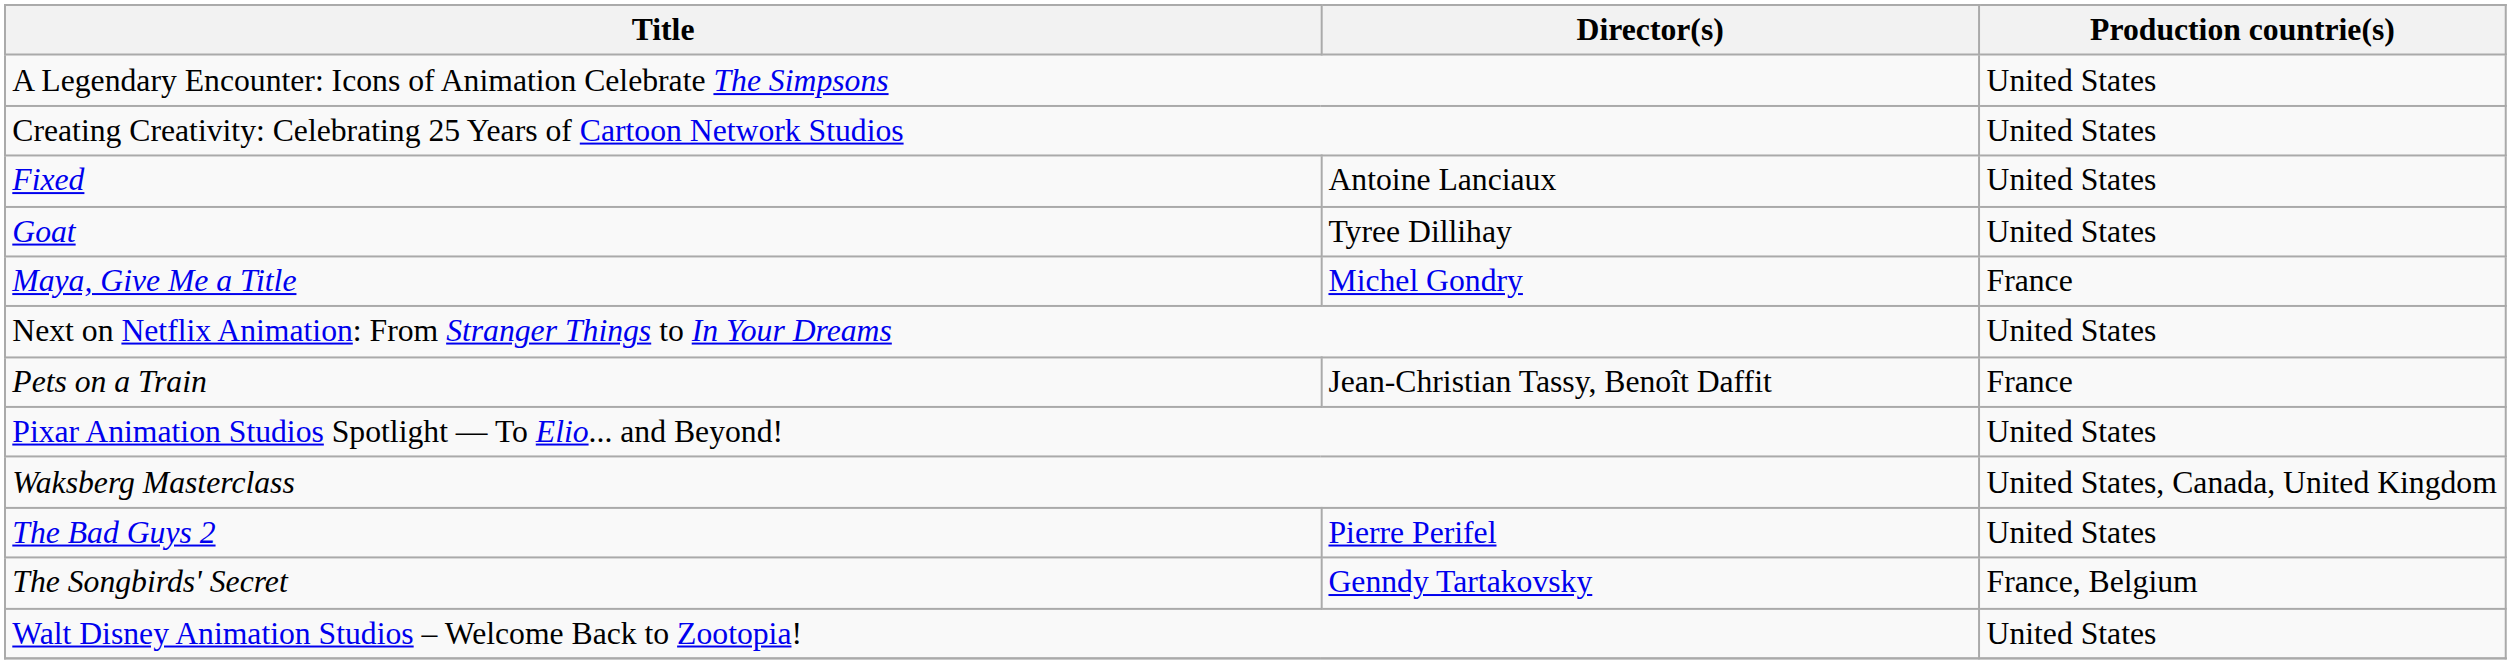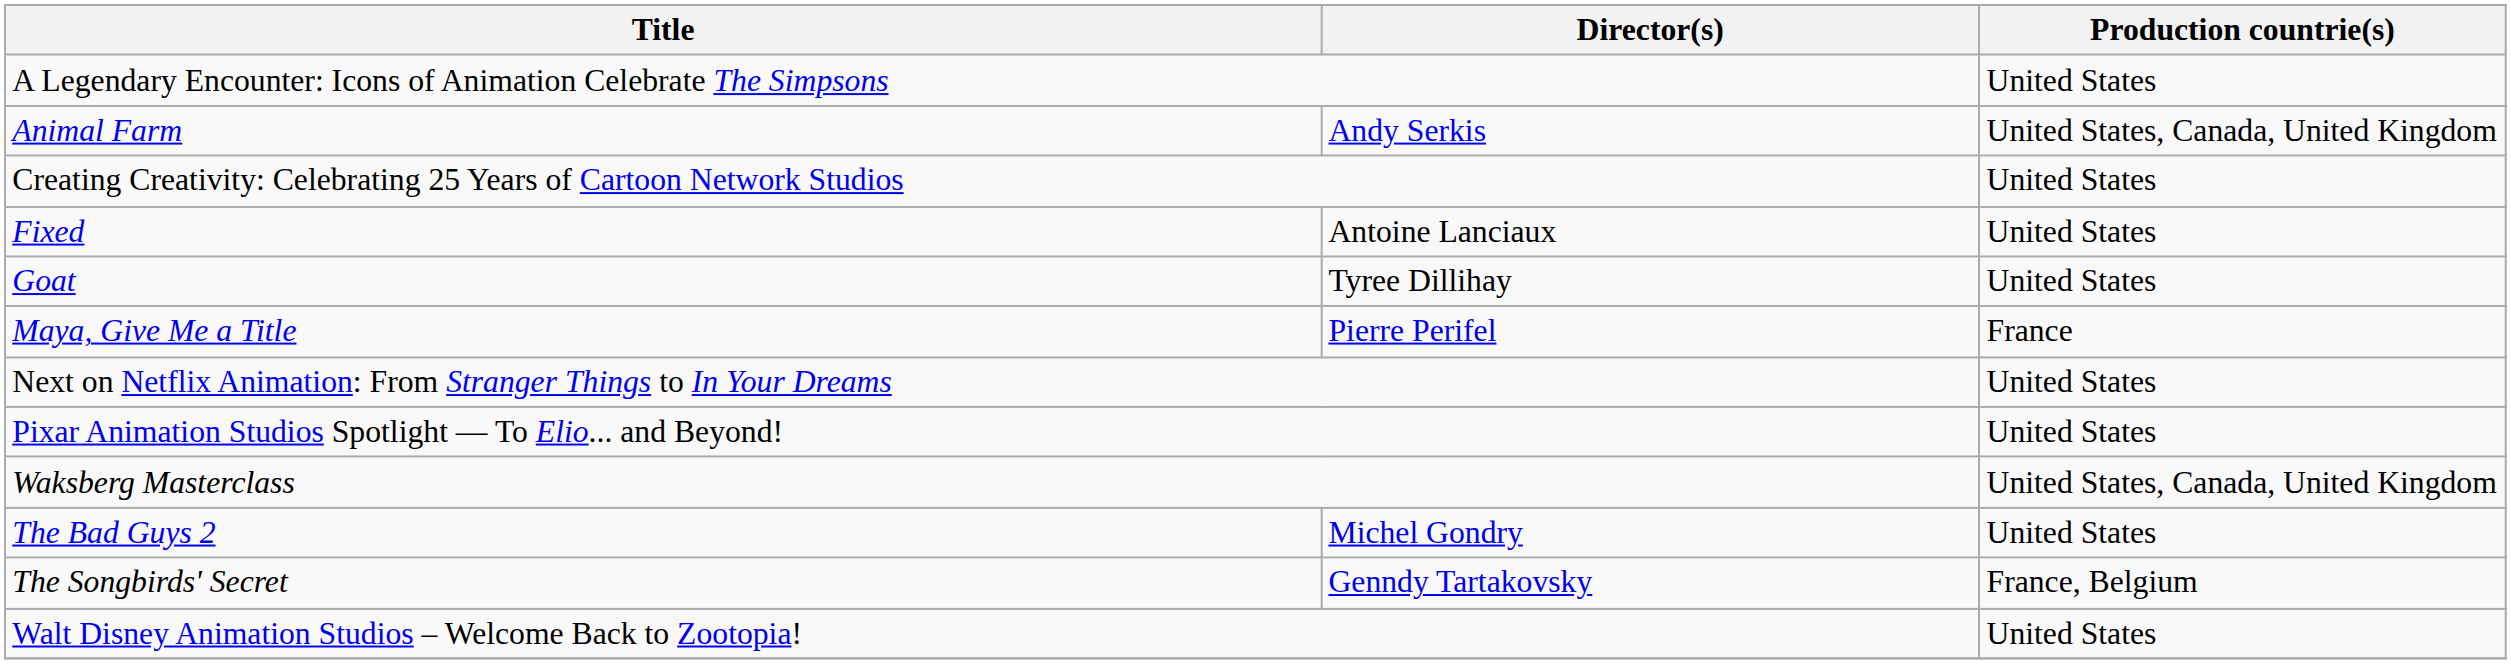+ row: (97, 130)
(1426, 280) Michel Gondry -> (1412, 331) Pierre Perifel
- row: (110, 381)
(1412, 532) Pierre Perifel -> (1426, 532) Michel Gondry
